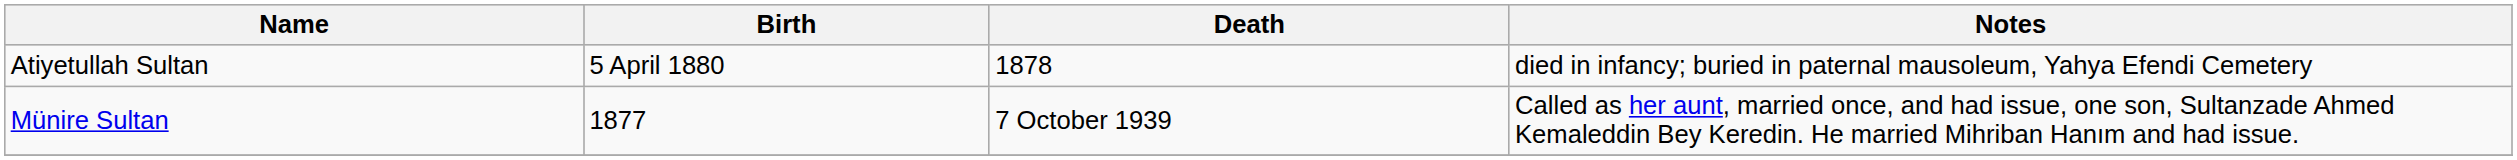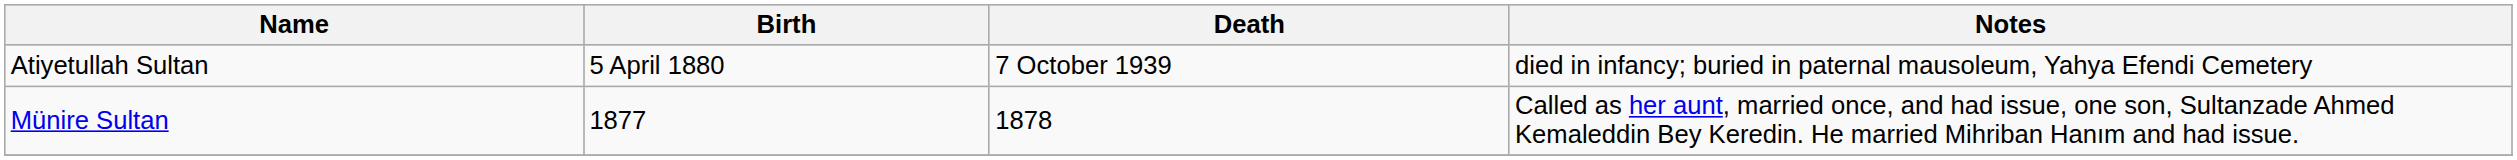(1024, 65) 1878 -> (1083, 65) 7 October 1939
(1083, 120) 7 October 1939 -> (1024, 120) 1878
